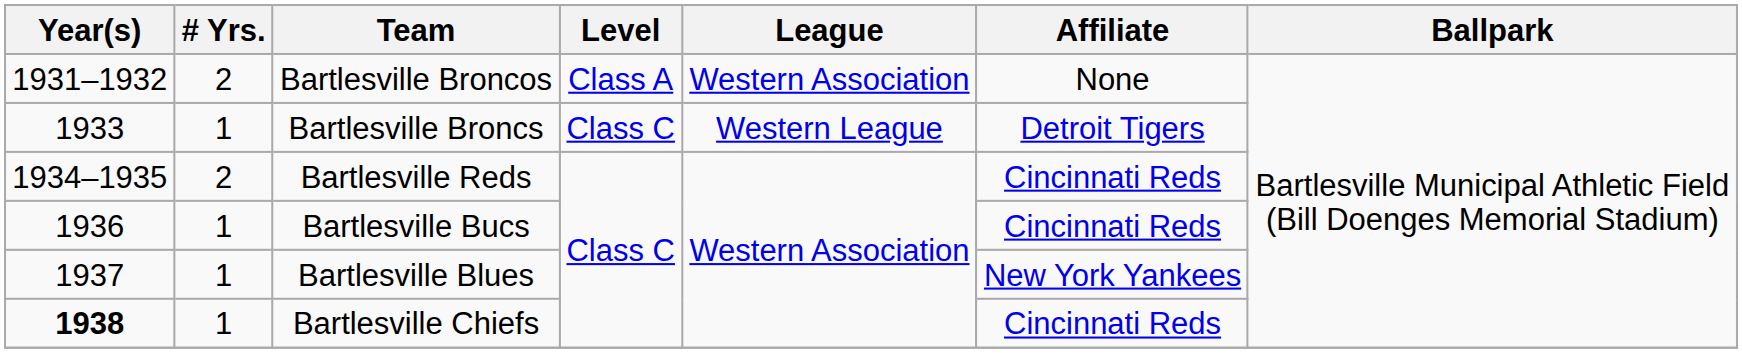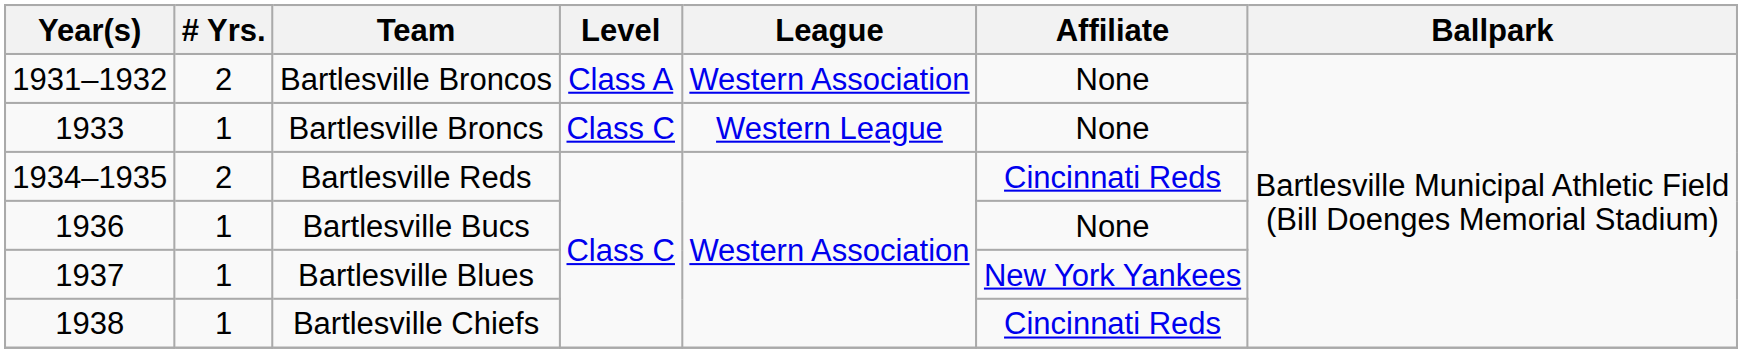(1113, 128) Detroit Tigers -> (1113, 128) None
(1113, 226) Cincinnati Reds -> (1113, 226) None
(90, 324) bold -> (90, 324) normal
